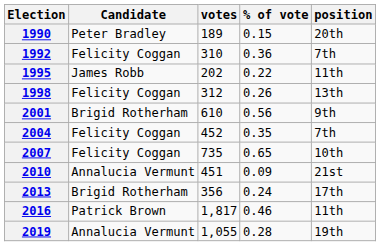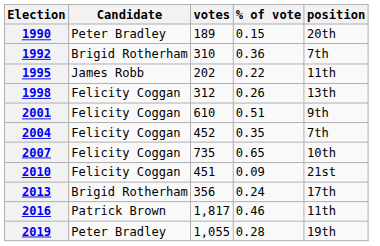(126, 54) Felicity Coggan -> (130, 54) Brigid Rotherham
(130, 113) Brigid Rotherham -> (126, 113) Felicity Coggan
(258, 113) 0.56 -> (250, 113) 0.51
(133, 172) Annalucia Vermunt -> (126, 172) Felicity Coggan
(133, 231) Annalucia Vermunt -> (119, 231) Peter Bradley
